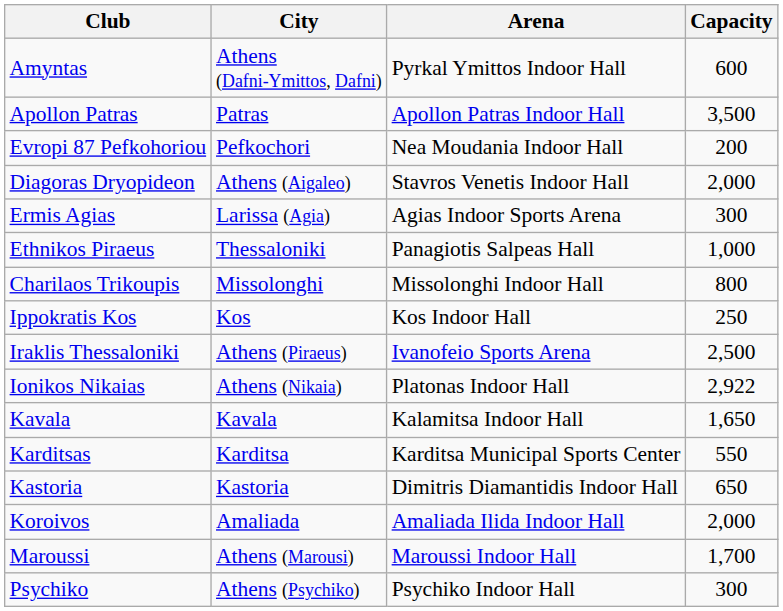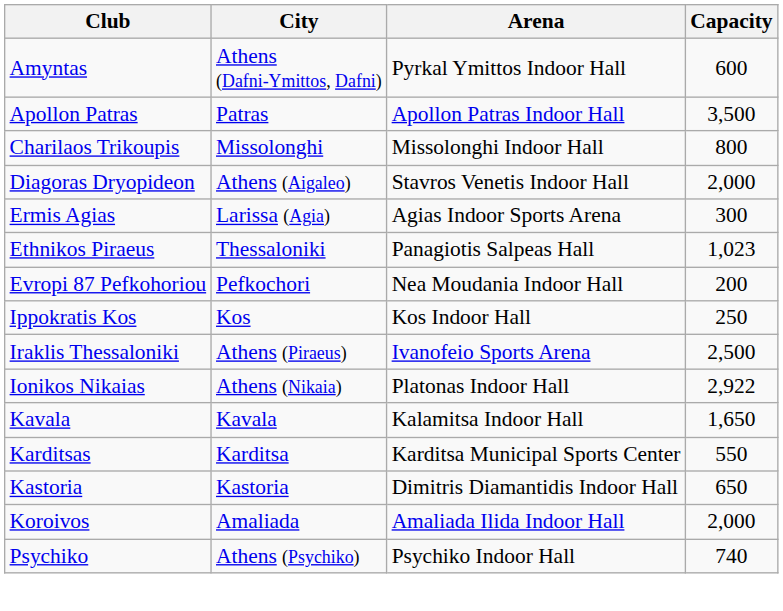rows swapped: (94, 283) <-> (108, 147)
(731, 249) 1,000 -> (731, 249) 1,023
- row: (50, 555)
(731, 589) 300 -> (731, 555) 740
